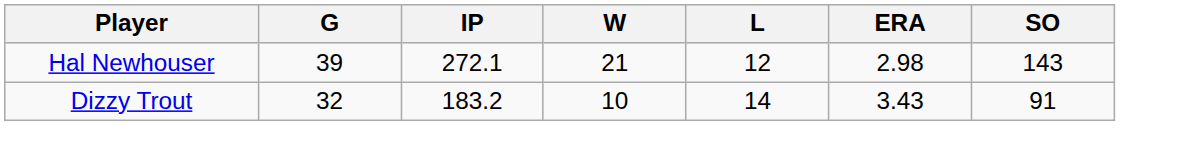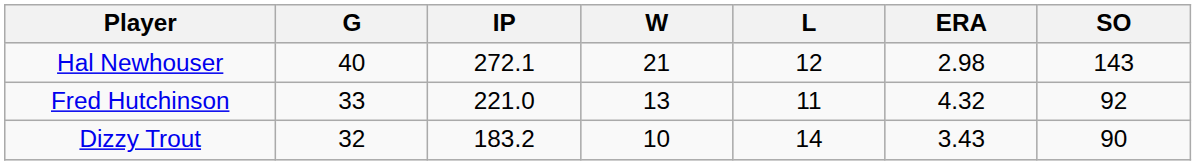(330, 62) 39 -> (352, 62) 40
+ row: (140, 100)
(1043, 100) 91 -> (1114, 139) 90
